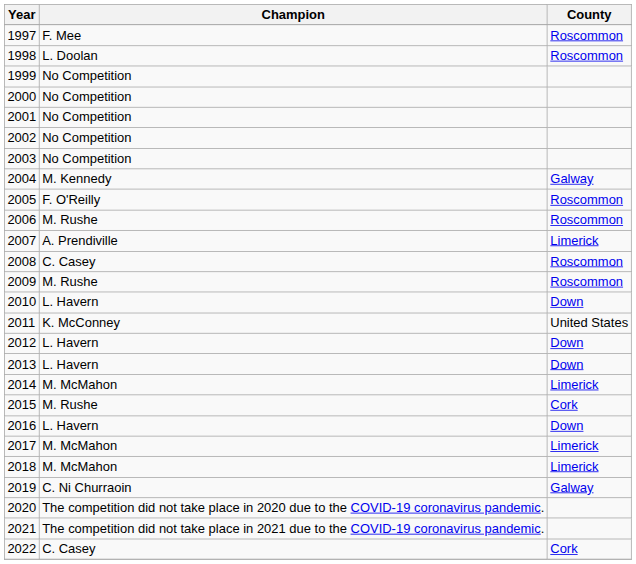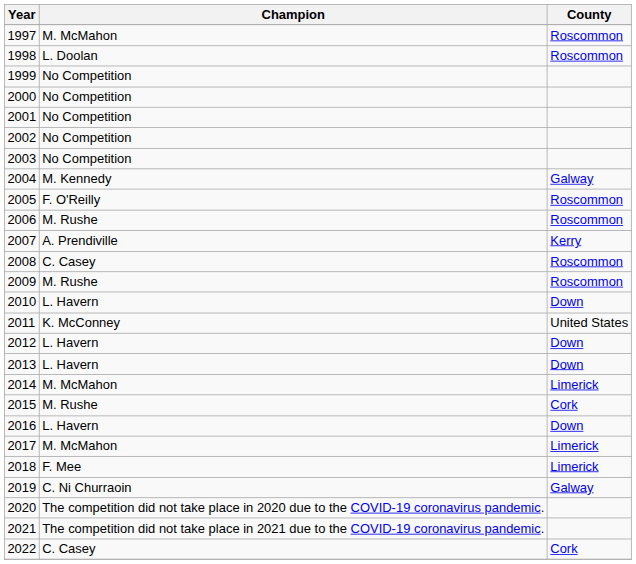(62, 35) F. Mee -> (80, 35) M. McMahon
(574, 240) Limerick -> (566, 240) Kerry
(80, 466) M. McMahon -> (62, 466) F. Mee
